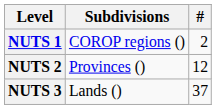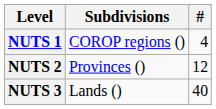(204, 41) 2 -> (204, 41) 4
(200, 91) 37 -> (200, 91) 40
